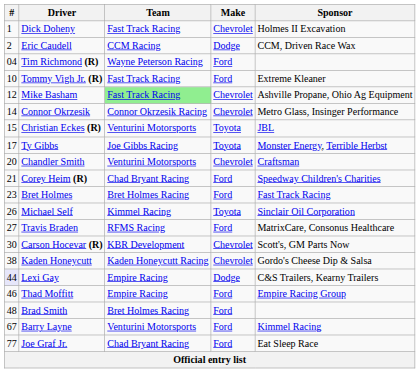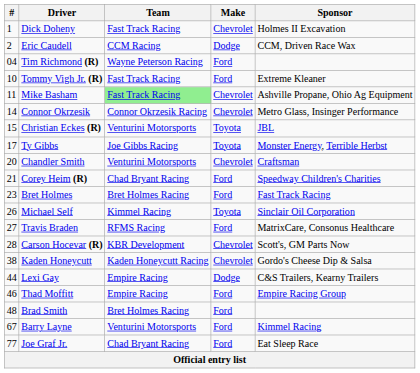(12, 95) 12 -> (11, 95) 11
(12, 244) 30 -> (12, 244) 28
(12, 277) lavender background -> (12, 277) no background
